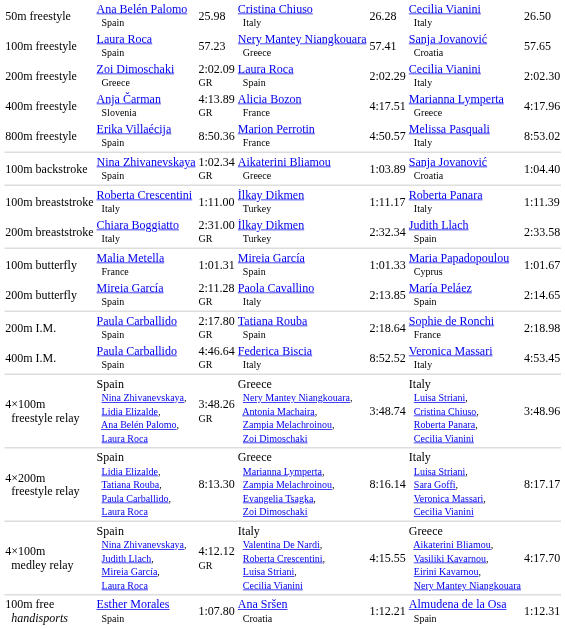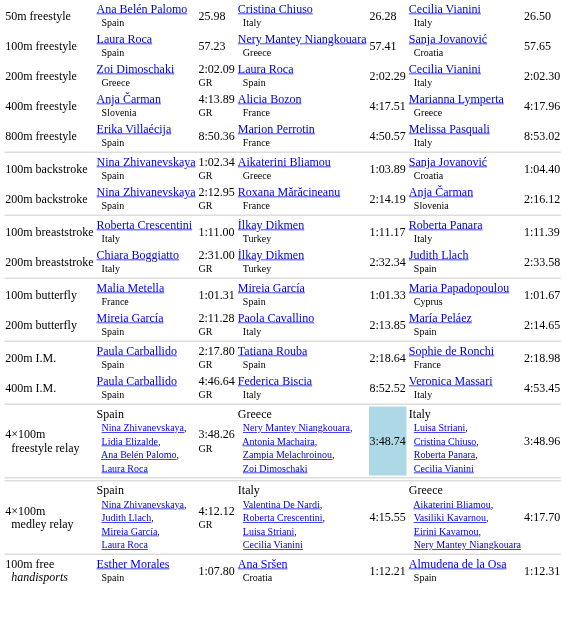+ row: (46, 198)
(388, 411) no background -> (388, 441) lightblue background
- row: (42, 484)
